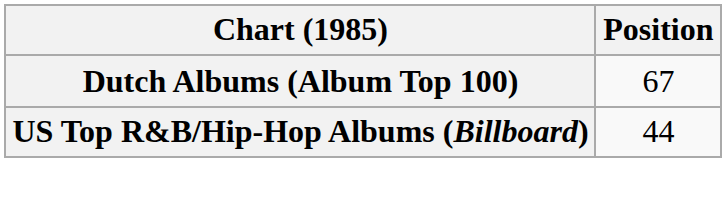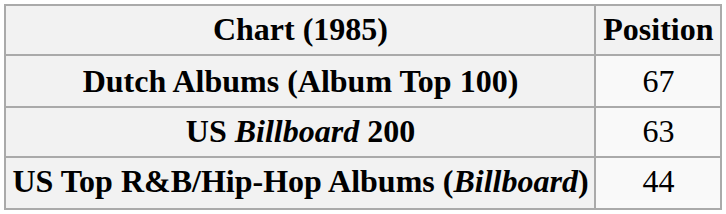+ row: (300, 131)
